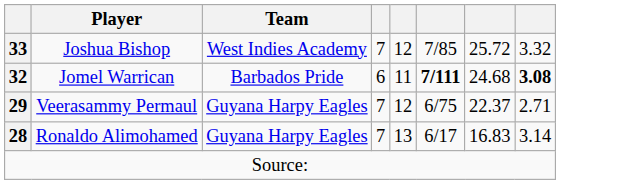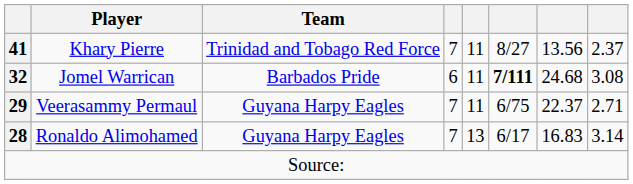+ row: (117, 48)
- row: (117, 48)
(535, 77) bold -> (607, 77) normal
(403, 106) 12 -> (475, 106) 11
